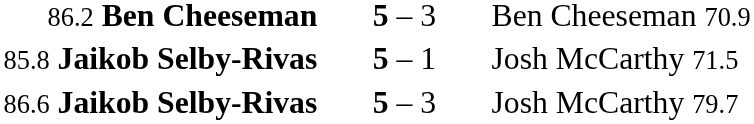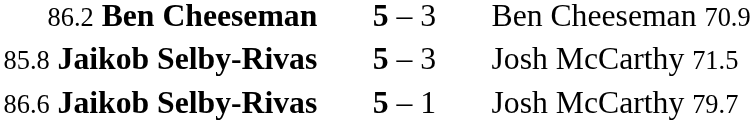(404, 58) 5 – 1 -> (404, 58) 5 – 3
(404, 102) 5 – 3 -> (404, 102) 5 – 1
